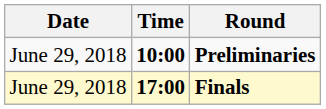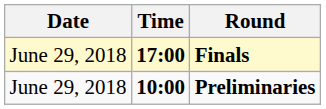rows swapped: (255, 54) <-> (222, 87)
